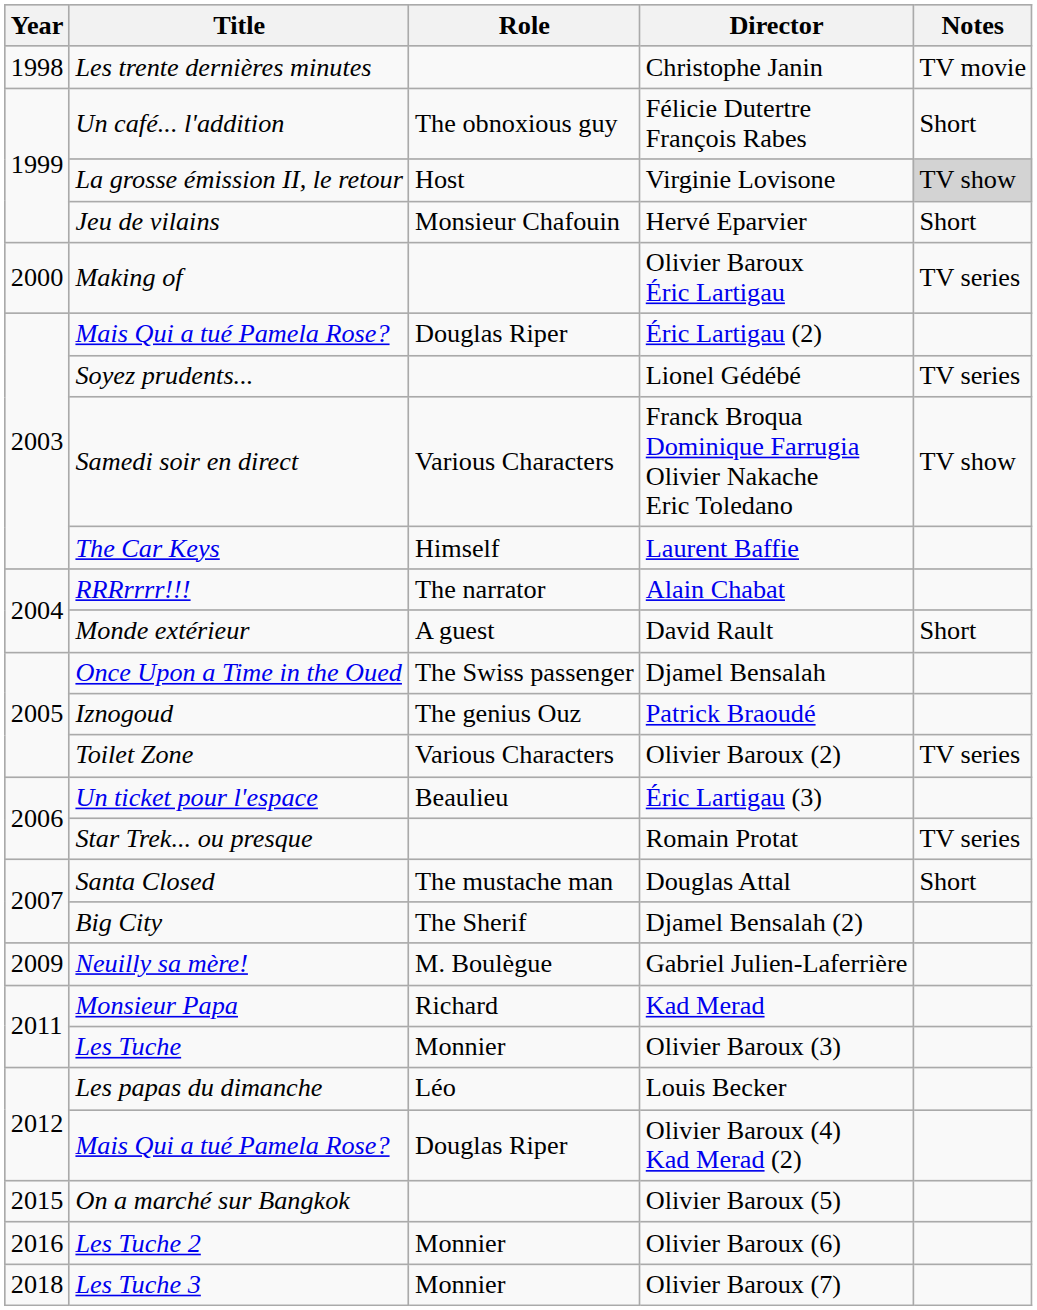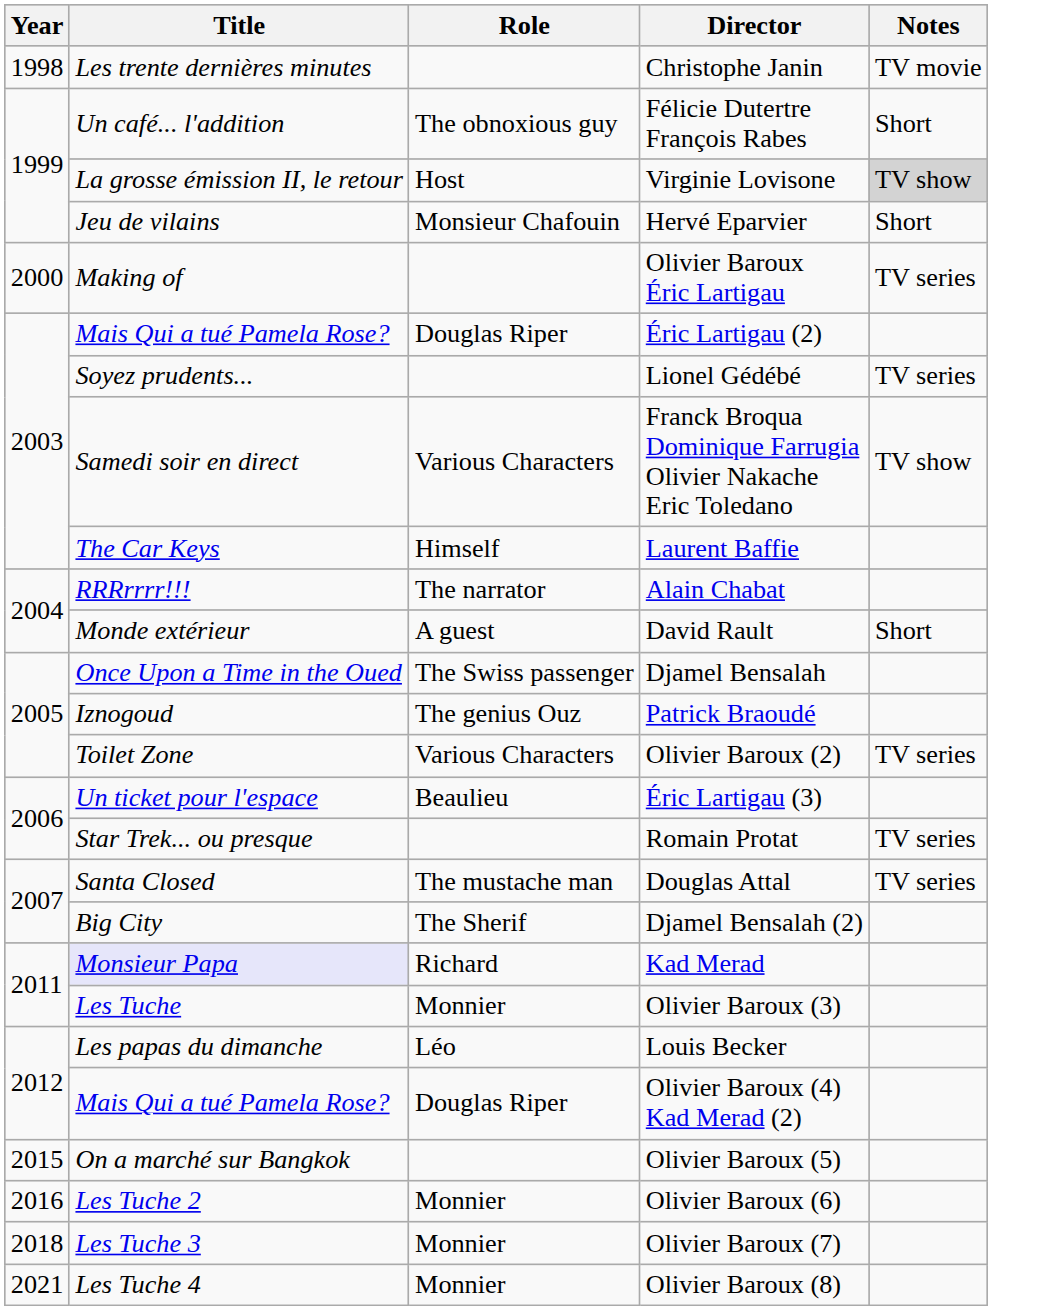(948, 880) Short -> (925, 880) TV series
- row: (777, 963)
(157, 1005) no background -> (157, 963) lavender background
+ row: (743, 1284)
